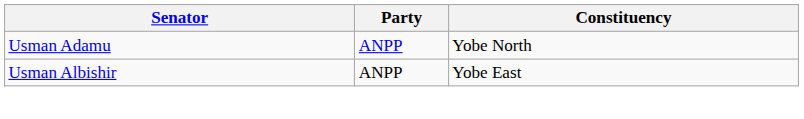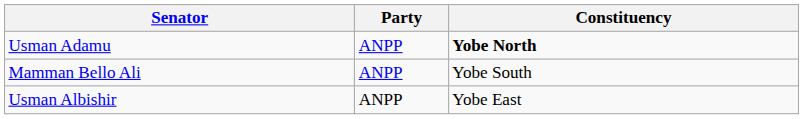(492, 45) normal -> (494, 45) bold
+ row: (75, 72)
